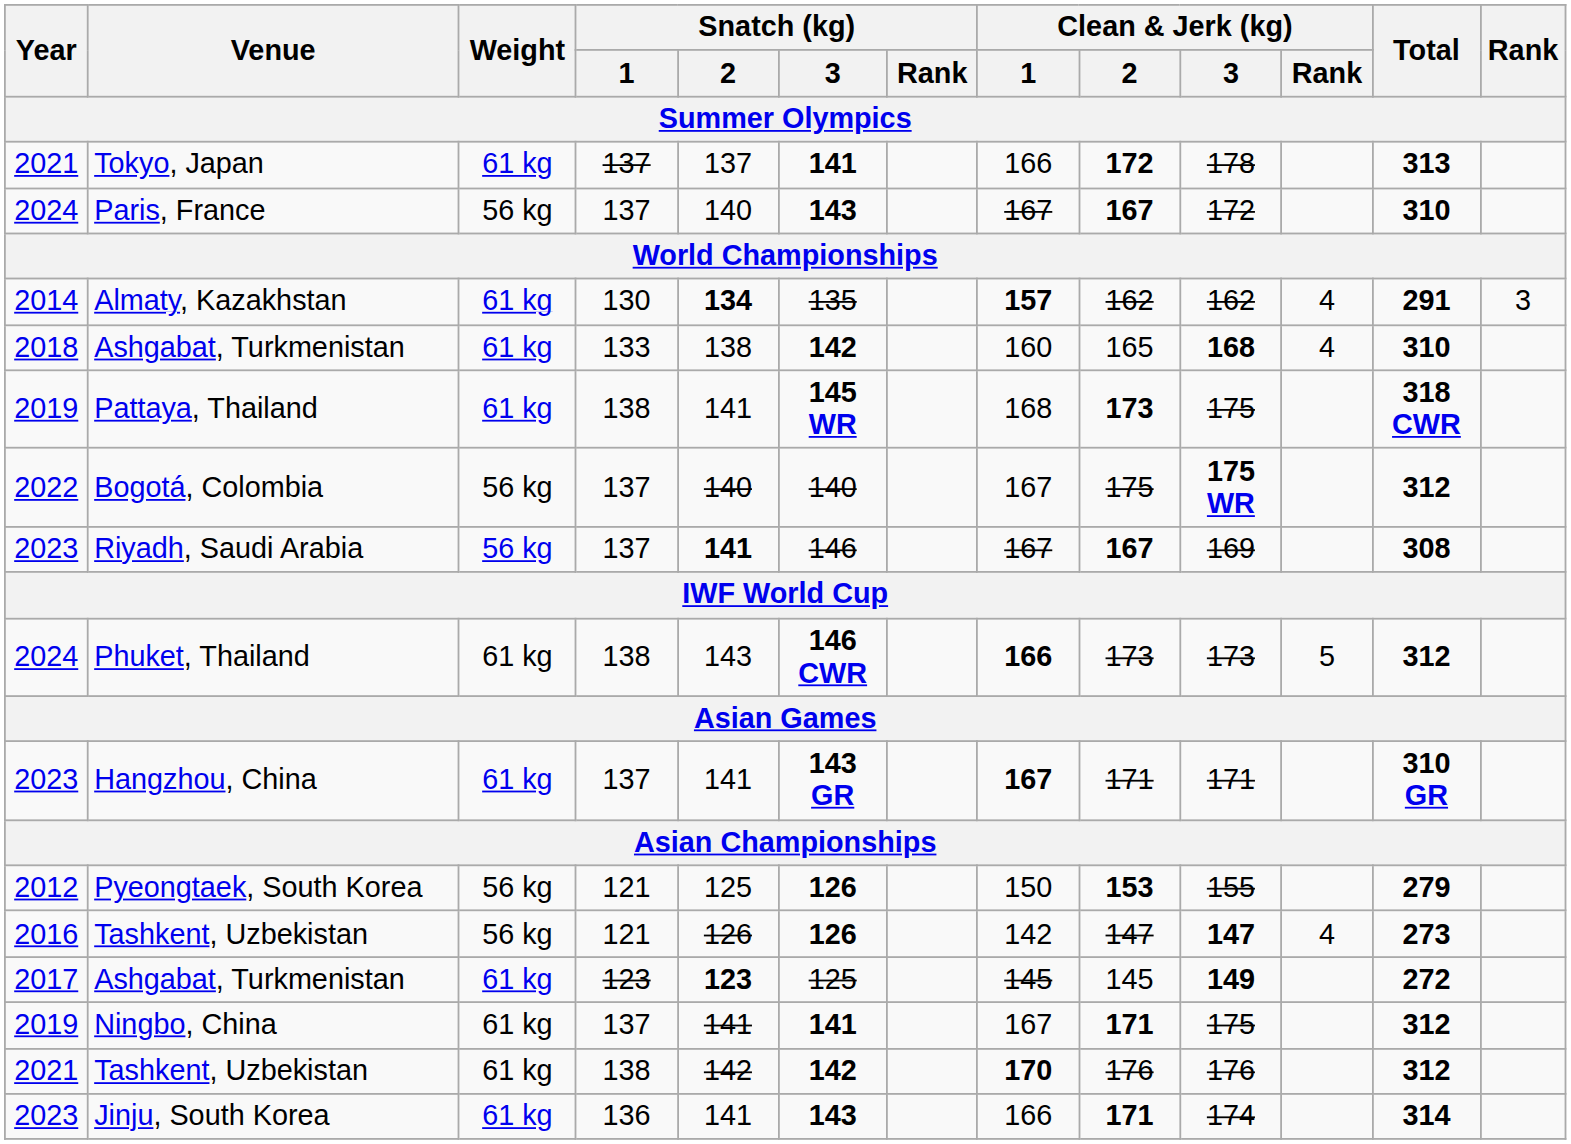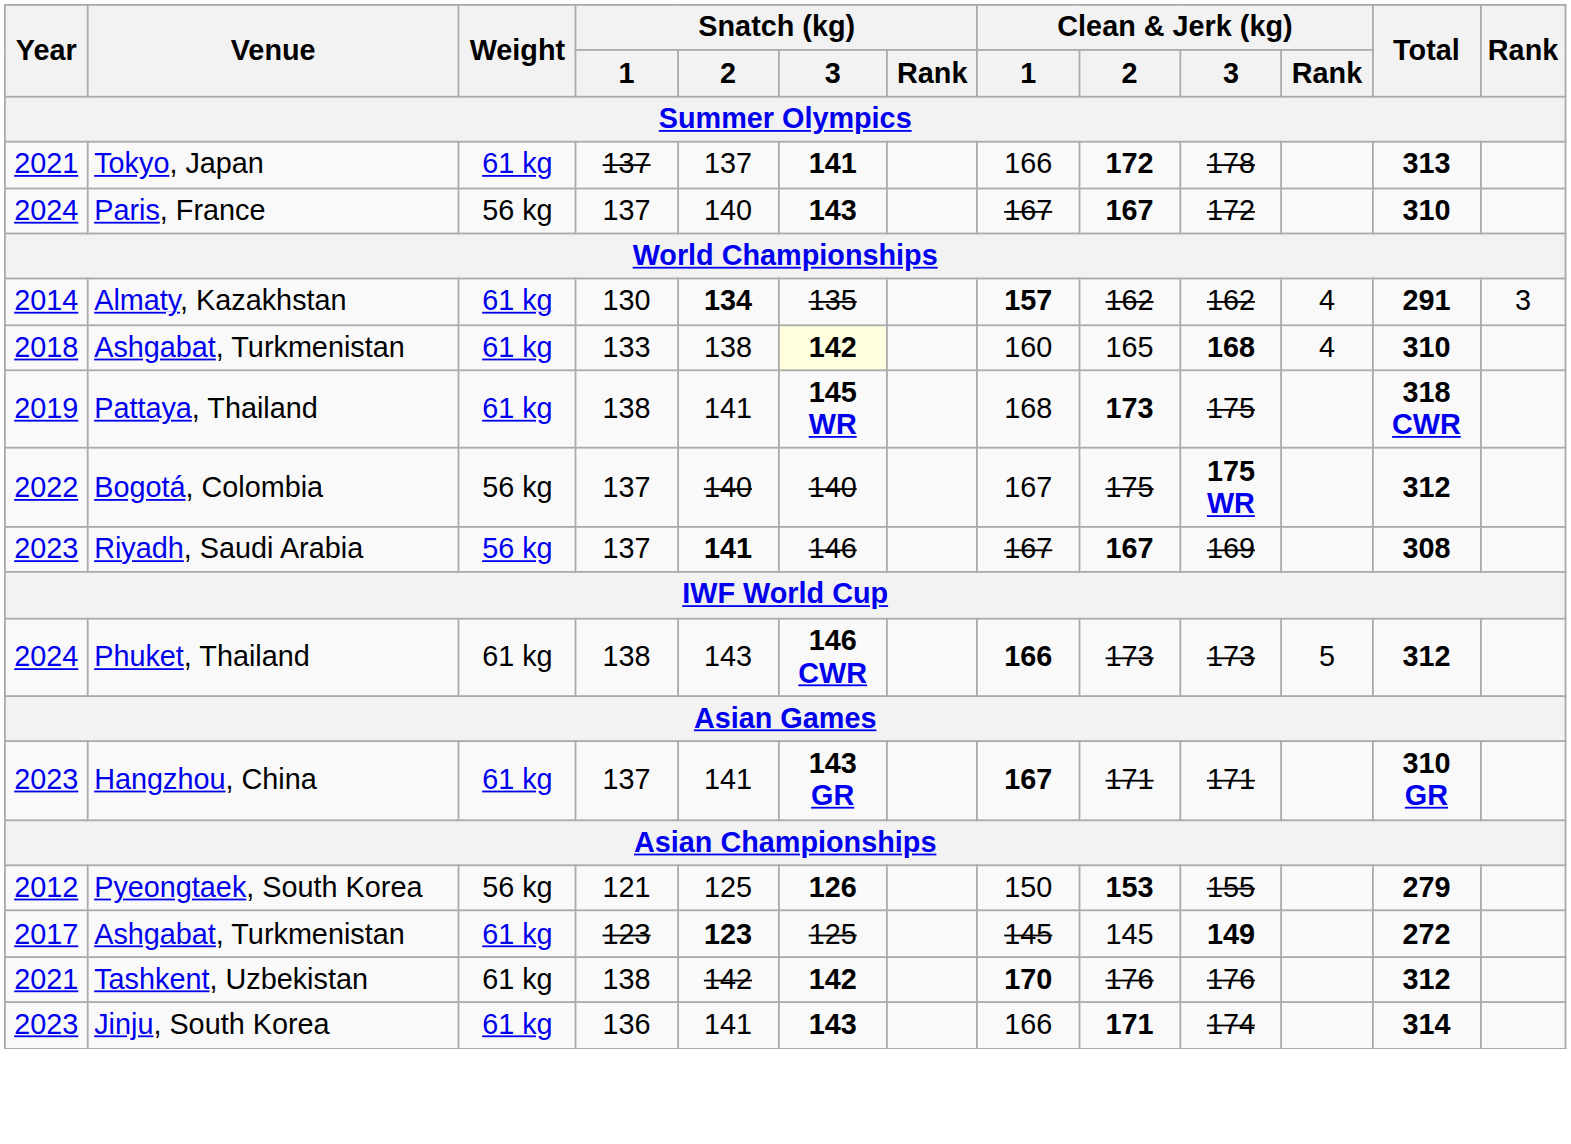(833, 347) no background -> (833, 347) lightyellow background
- row: (46, 933)
- row: (46, 1024)
